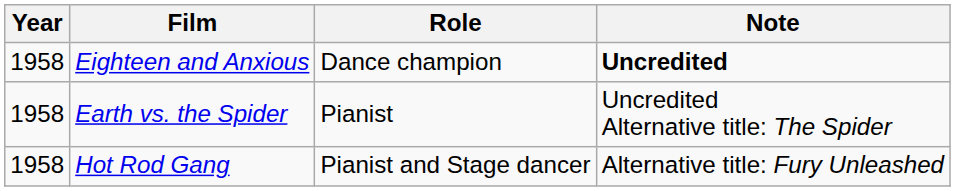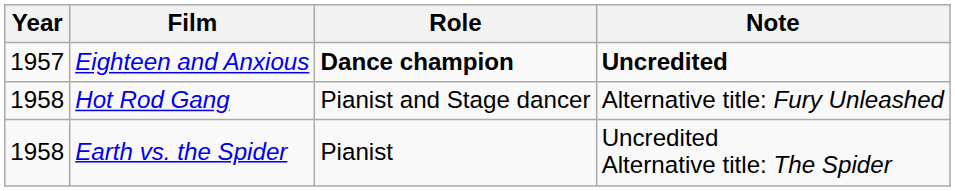(37, 61) 1958 -> (37, 61) 1957
(411, 61) normal -> (417, 61) bold
rows swapped: (181, 113) <-> (152, 165)
